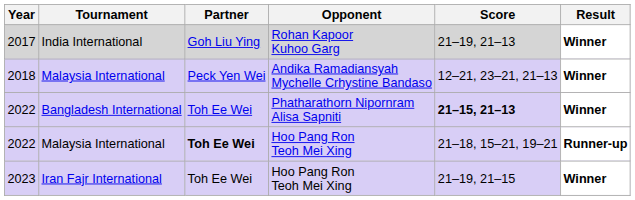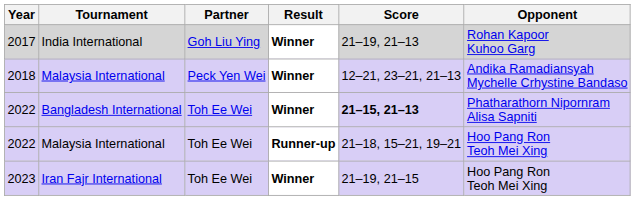columns swapped: (352, 15) <-> (596, 15)
(221, 144) bold -> (220, 144) normal
